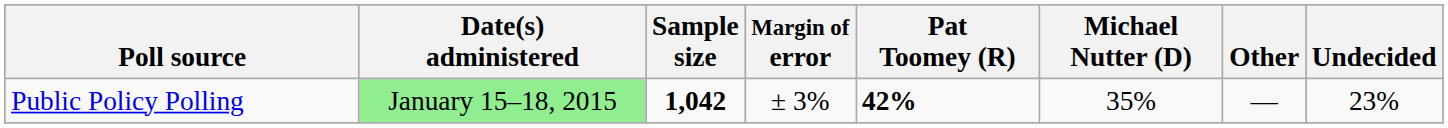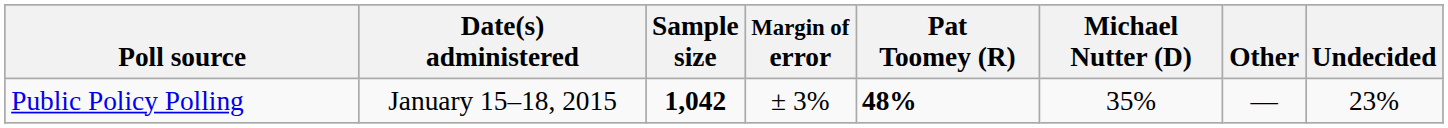(503, 100) lightgreen background -> (503, 100) no background
(889, 100) 42% -> (889, 100) 48%
